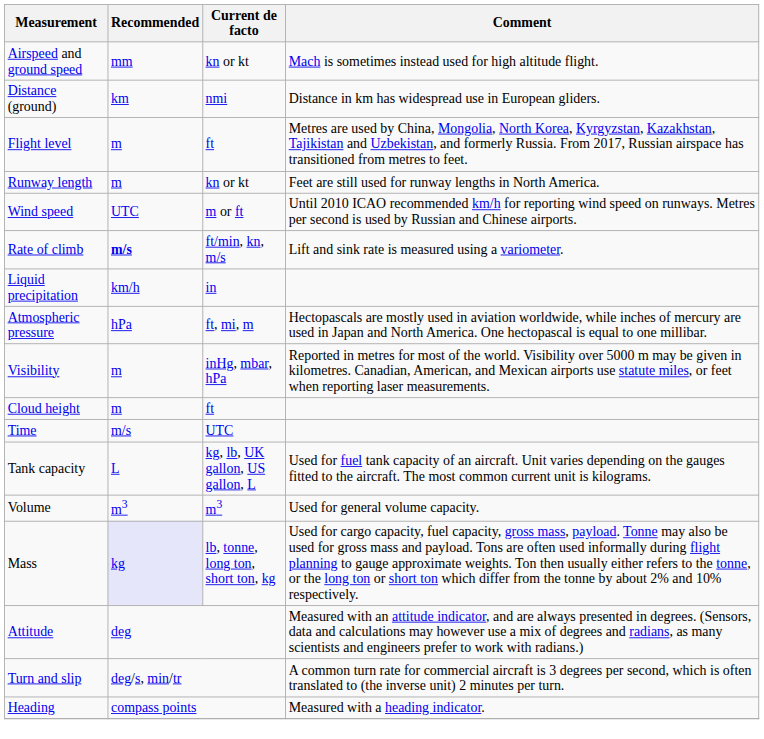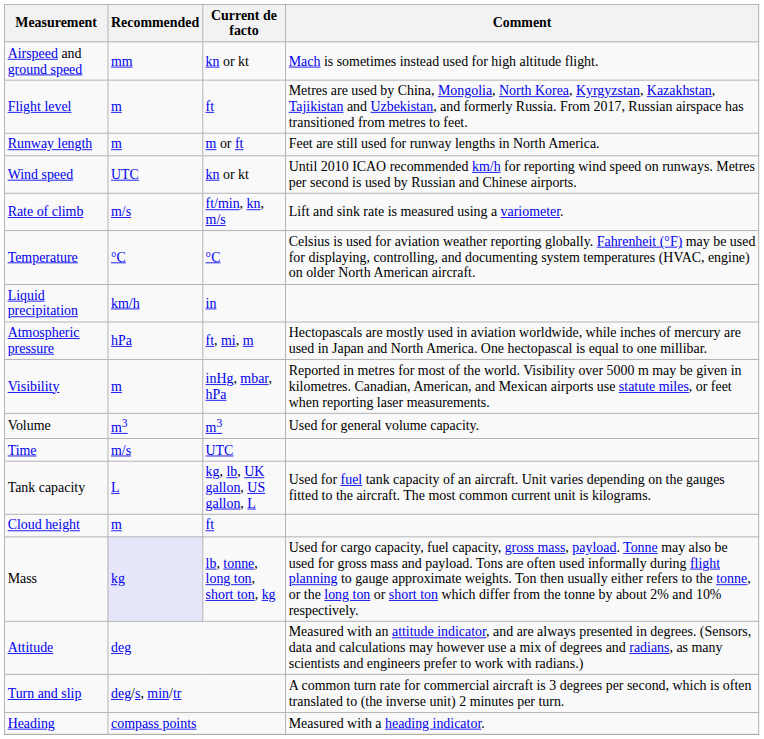- row: (32, 98)
(227, 182) kn or kt -> (225, 144) m or ft
(225, 212) m or ft -> (227, 174) kn or kt
(121, 249) bold -> (121, 212) normal
+ row: (43, 257)
rows swapped: (44, 408) <-> (29, 507)
